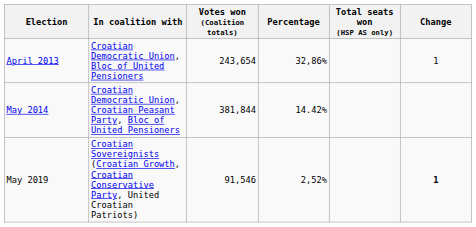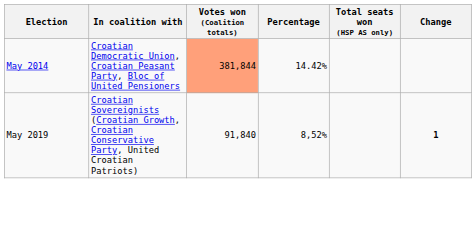- row: (33, 61)
(238, 110) no background -> (238, 66) lightsalmon background
(240, 180) 91,546 -> (240, 135) 91,840
(314, 180) 2,52% -> (314, 135) 8,52%
